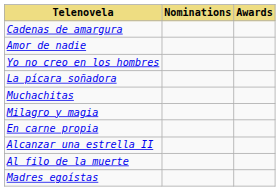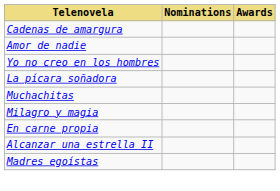- row: (68, 161)
